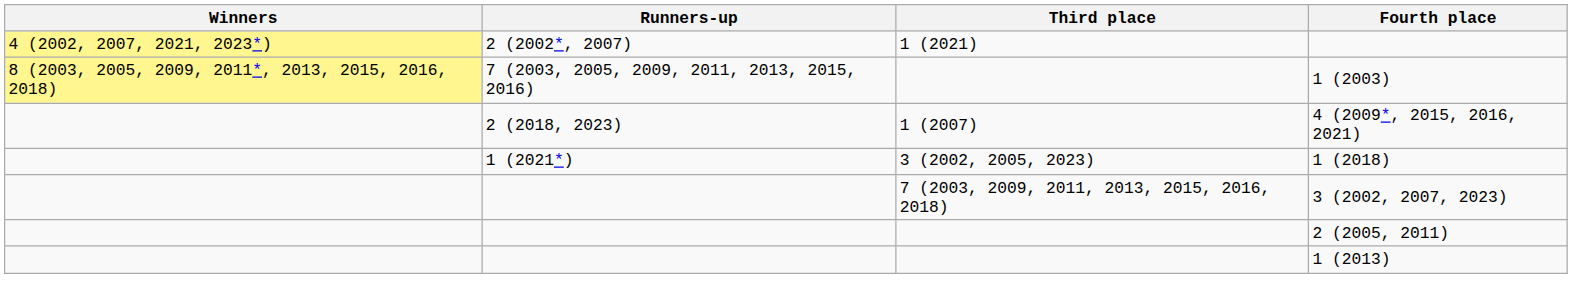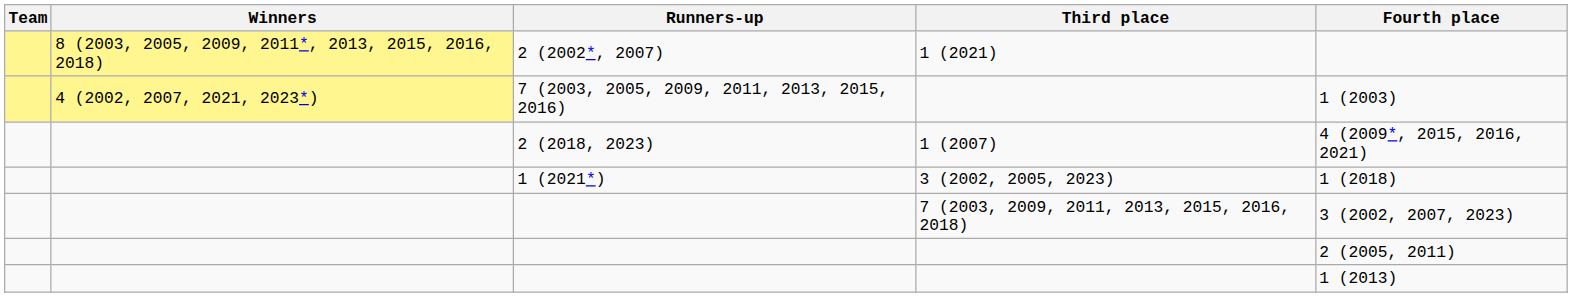+ column: (28, 18)
(140, 44) 4 (2002, 2007, 2021, 2023*) -> (275, 54) 8 (2003, 2005, 2009, 2011*, 2013, 2015, 2016, 2018)
(228, 80) 8 (2003, 2005, 2009, 2011*, 2013, 2015, 2016, 2018) -> (187, 99) 4 (2002, 2007, 2021, 2023*)
